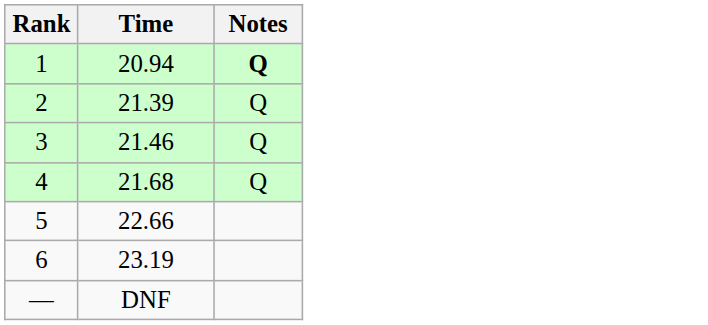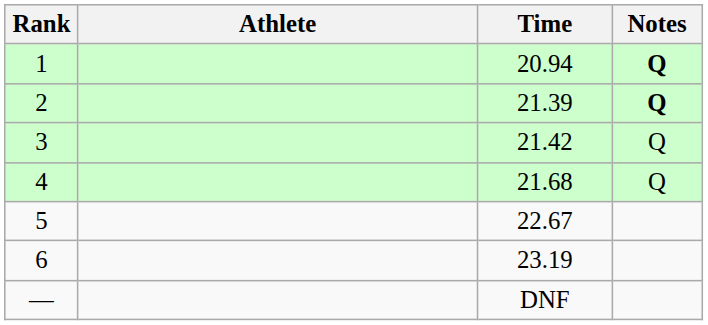+ column: (278, 24)
(258, 102) normal -> (657, 102) bold
(146, 142) 21.46 -> (545, 142) 21.42
(146, 220) 22.66 -> (545, 220) 22.67
